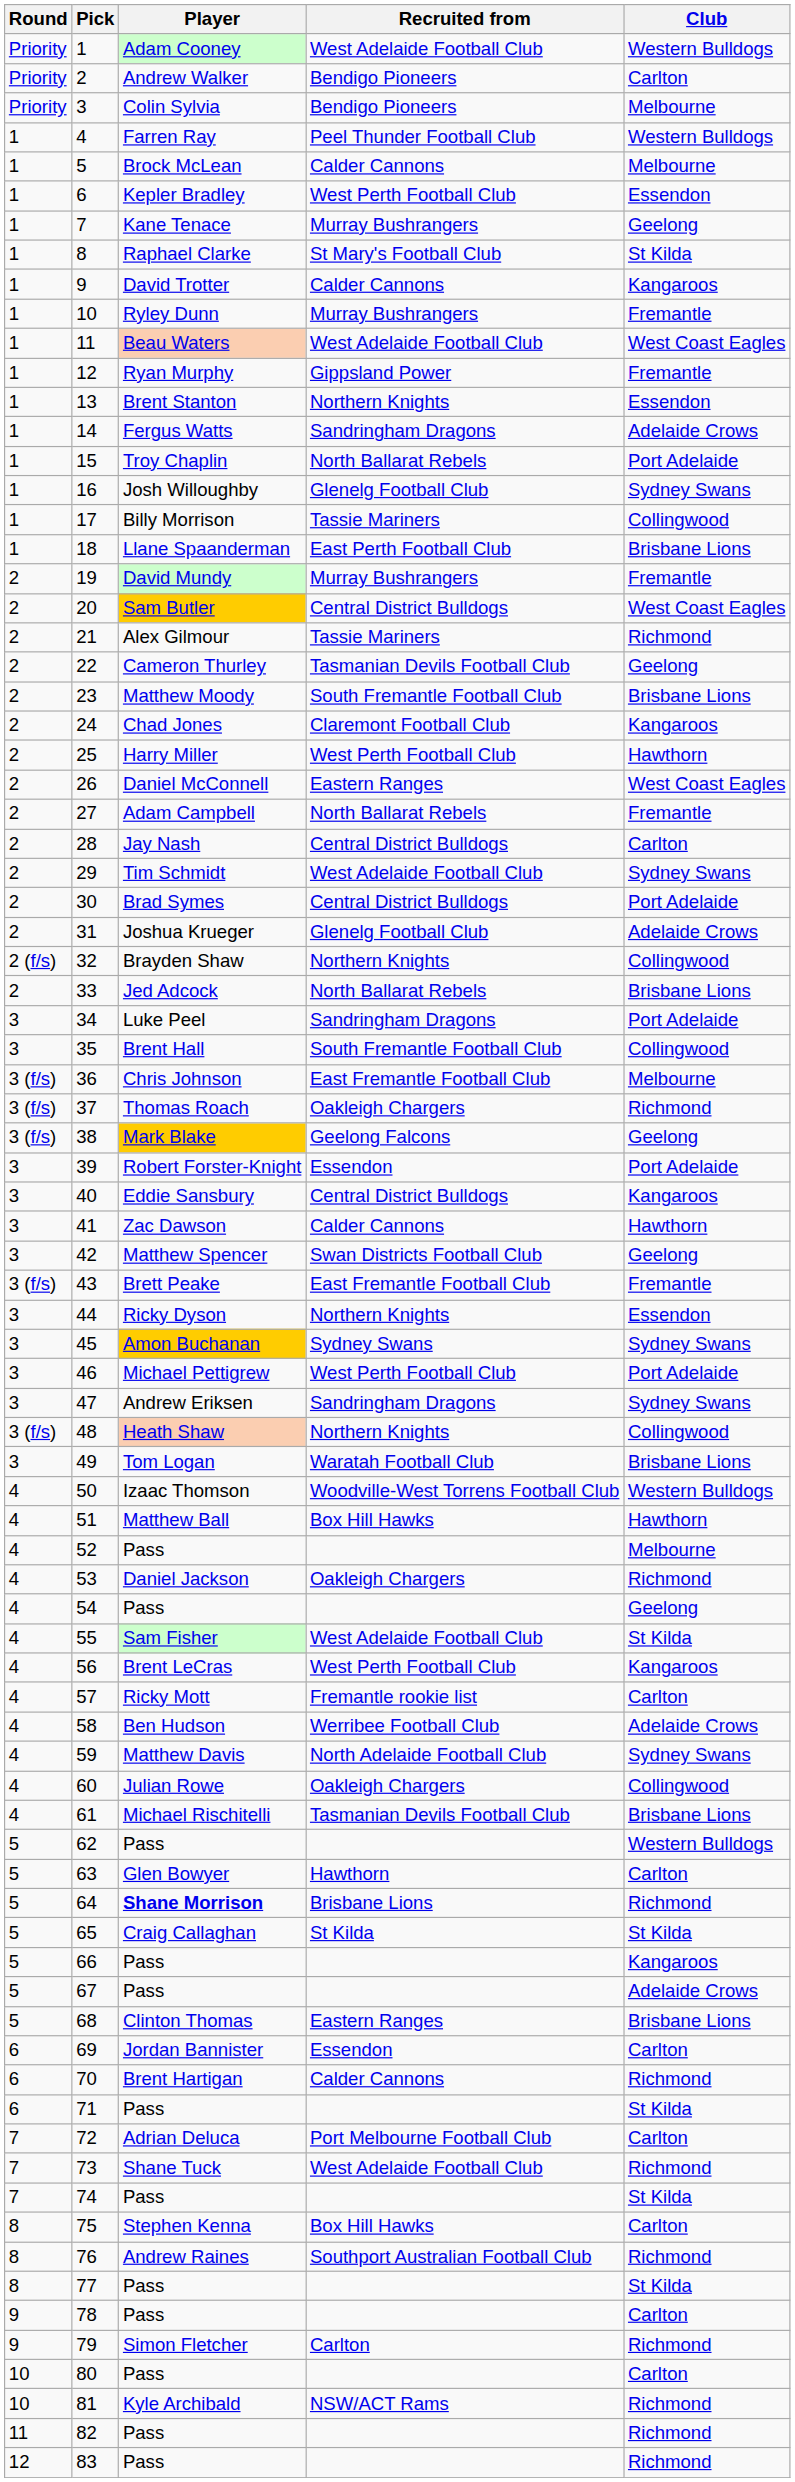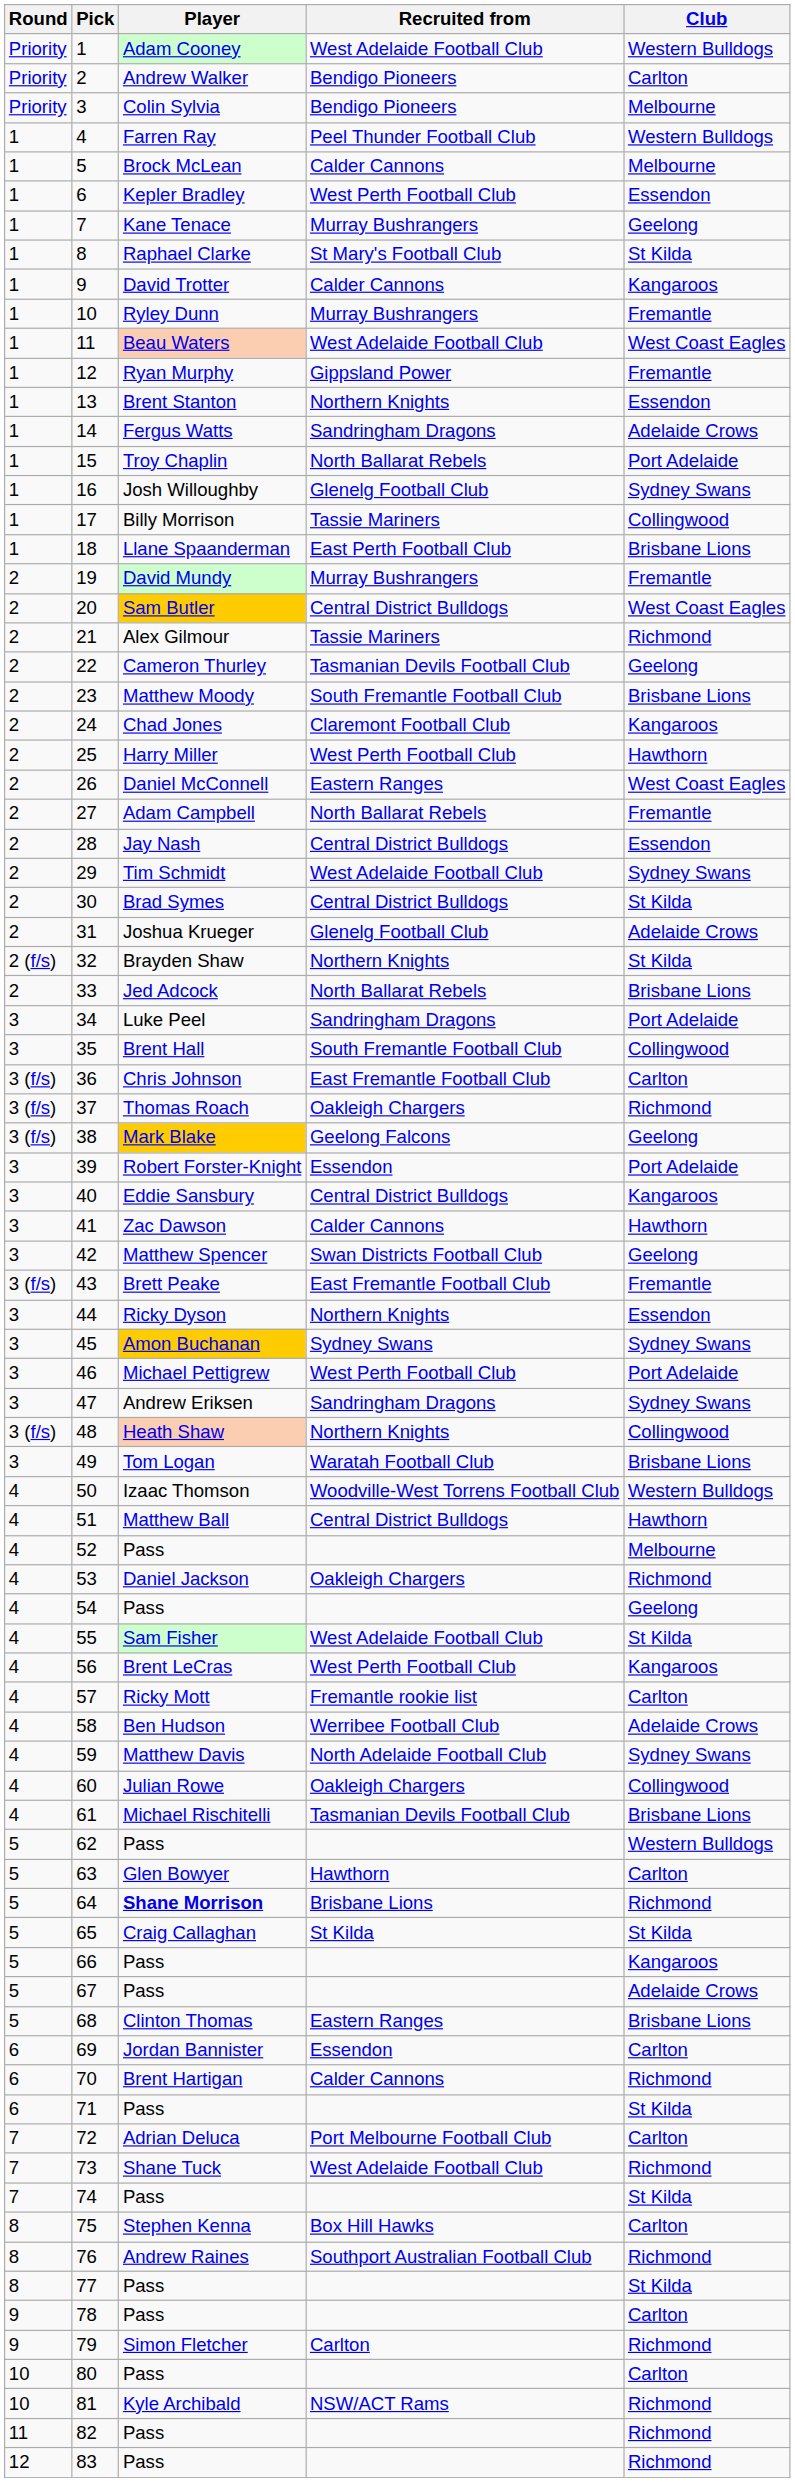(658, 843) Carlton -> (669, 843) Essendon
(683, 902) Port Adelaide -> (660, 902) St Kilda
(679, 961) Collingwood -> (660, 961) St Kilda
(672, 1078) Melbourne -> (658, 1078) Carlton
(372, 1520) Box Hill Hawks -> (409, 1520) Central District Bulldogs
